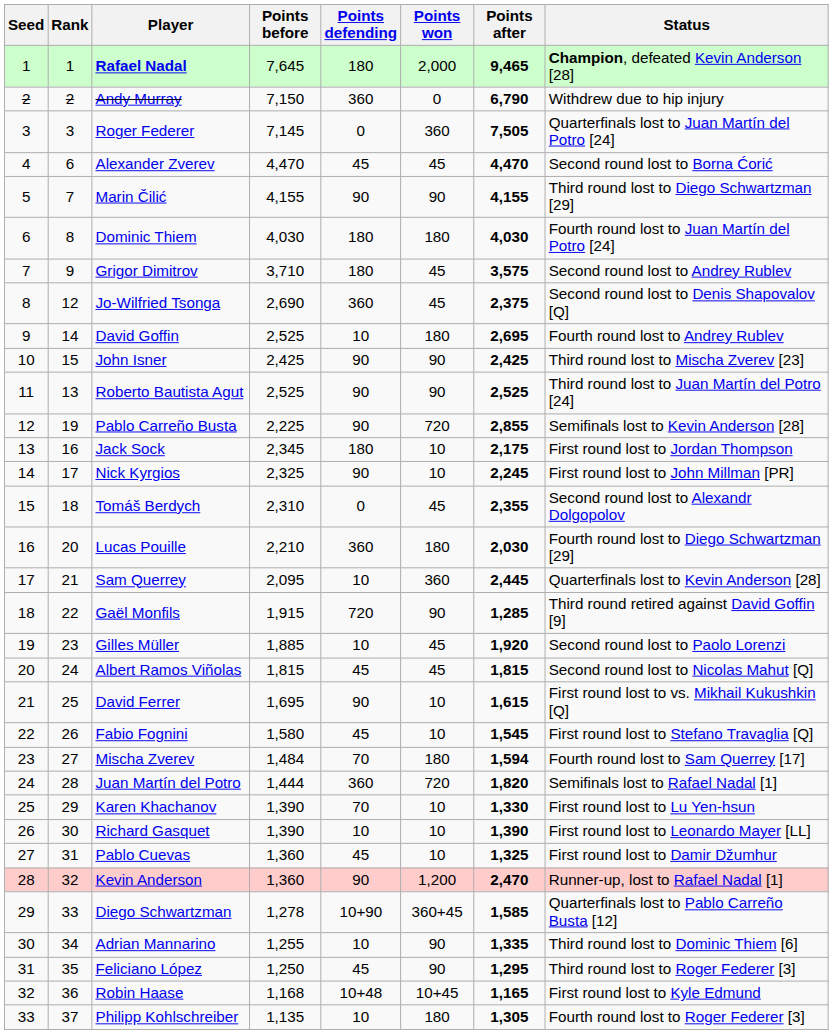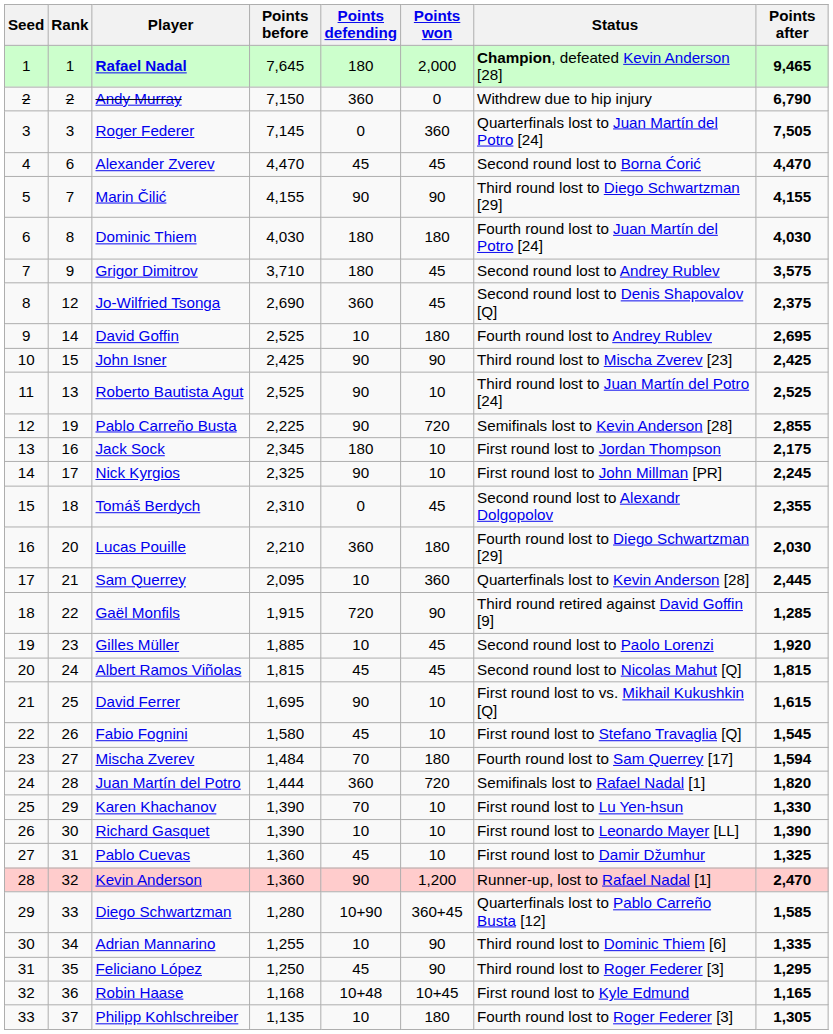columns swapped: (509, 25) <-> (687, 25)
(437, 392) 90 -> (437, 392) 10
(285, 912) 1,278 -> (285, 912) 1,280
